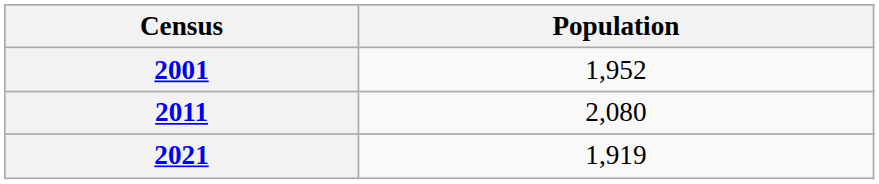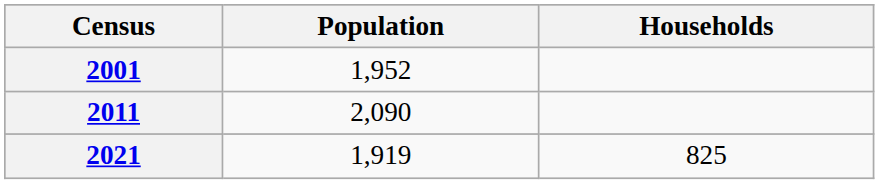+ column: (706, 26)
(616, 112) 2,080 -> (381, 112) 2,090
